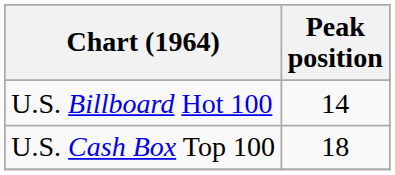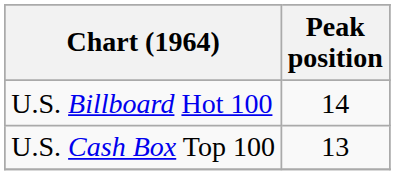(335, 147) 18 -> (335, 147) 13
